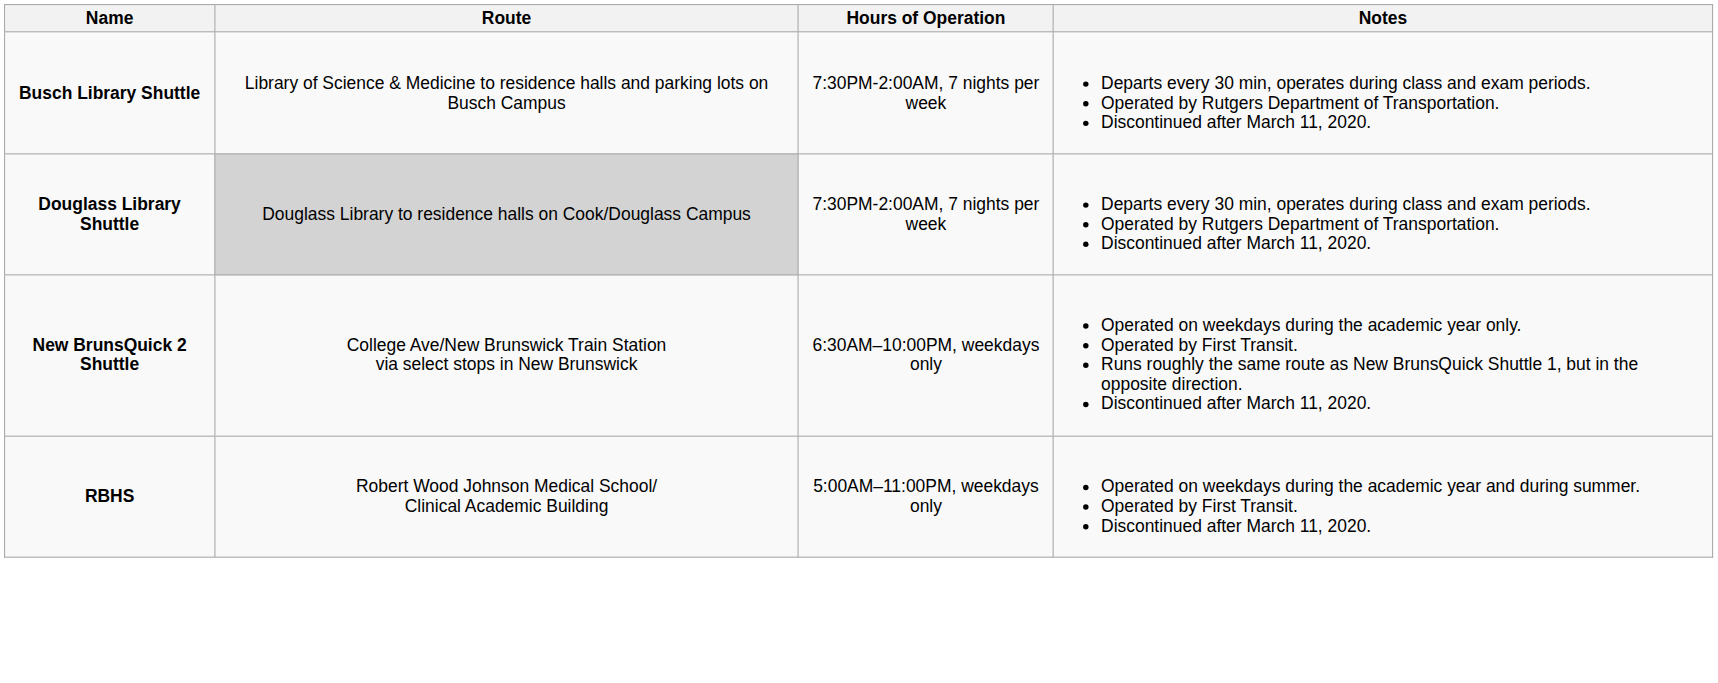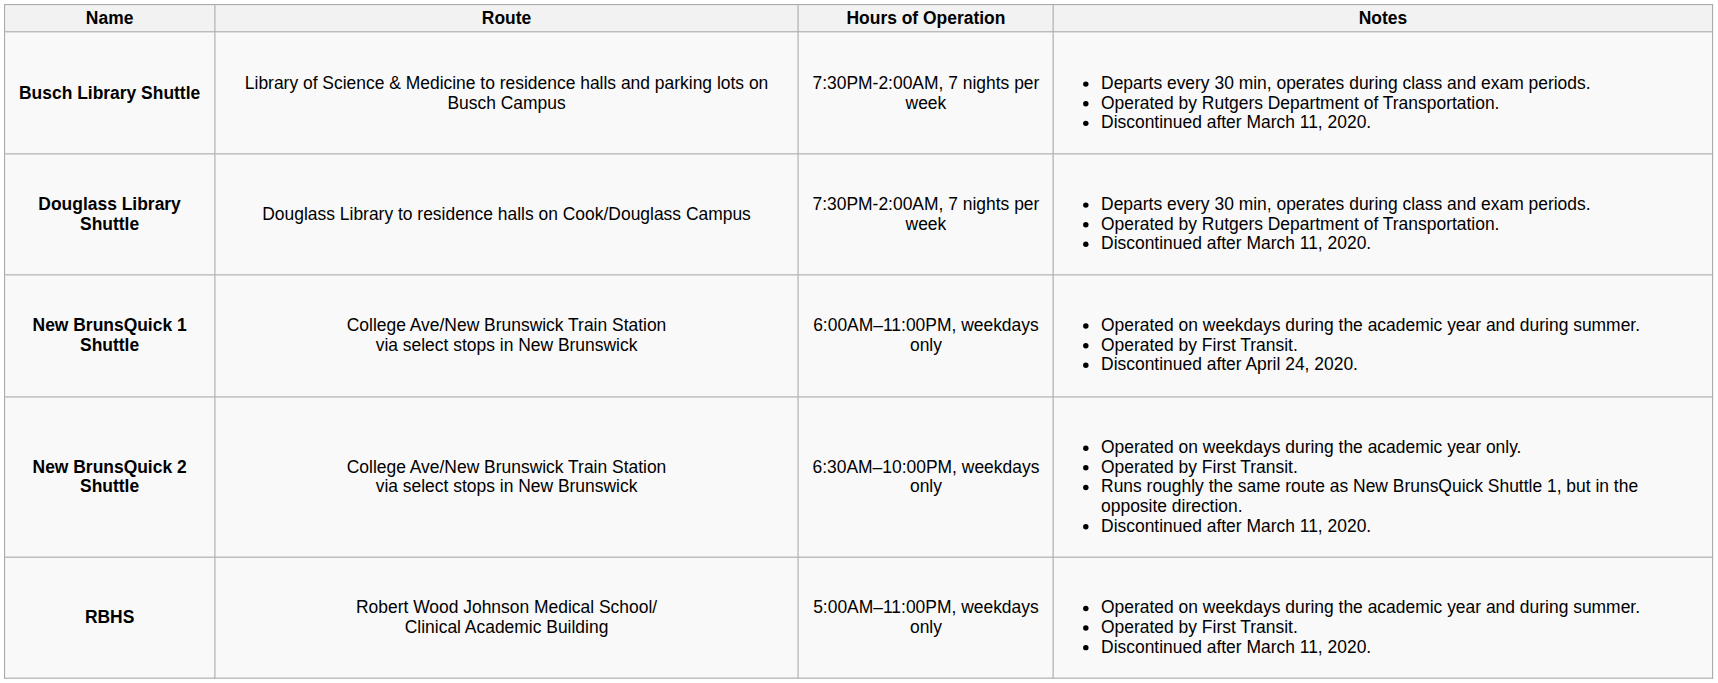(507, 214) lightgrey background -> (507, 214) no background
+ row: (110, 335)
